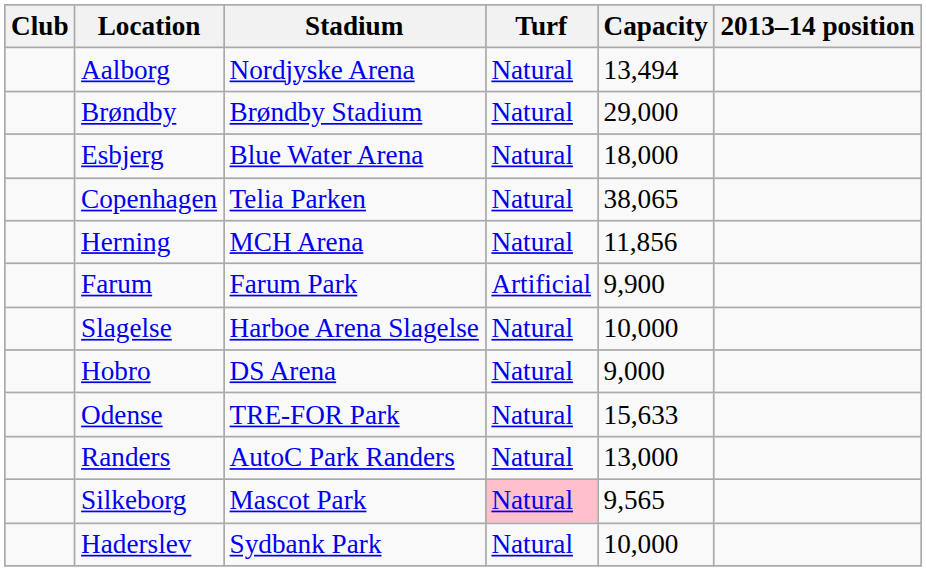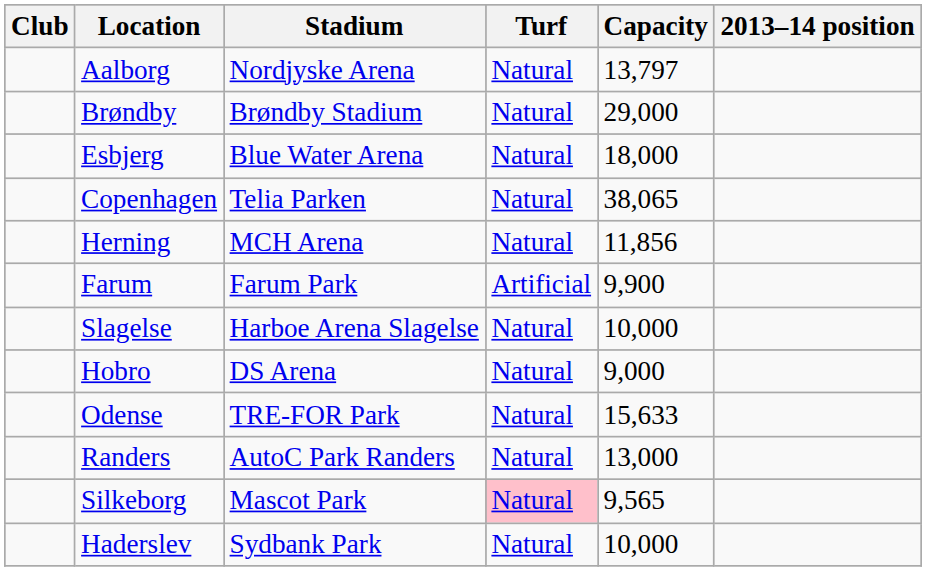(641, 69) 13,494 -> (641, 69) 13,797
